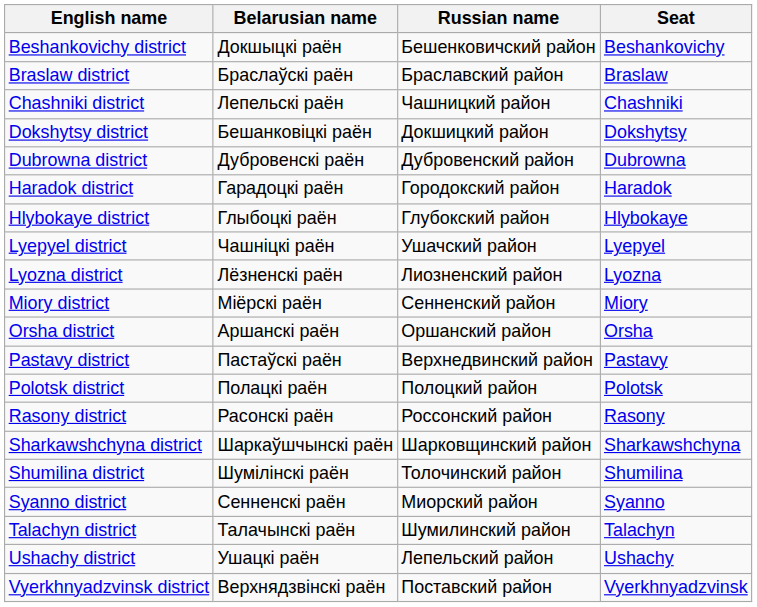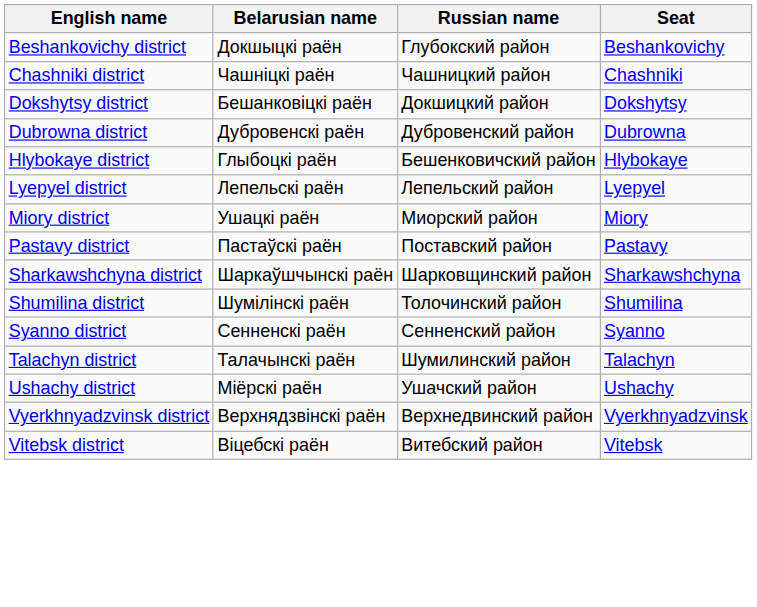(499, 47) Бешенковичский район -> (475, 47) Глубокский район
- row: (69, 75)
(281, 103) Лепельскі раён -> (276, 75) Чашніцкі раён
- row: (71, 189)
(475, 217) Глубокский район -> (499, 160) Бешенковичский район
(276, 246) Чашніцкі раён -> (281, 189) Лепельскі раён
(469, 246) Ушачский район -> (477, 189) Лепельский район
- row: (66, 274)
(270, 302) Міёрскі раён -> (268, 217) Ушацкі раён
(478, 302) Сенненский район -> (470, 217) Миорский район
- row: (61, 331)
(497, 359) Верхнедвинский район -> (477, 246) Поставский район
- row: (66, 388)
- row: (67, 416)
(470, 501) Миорский район -> (478, 331) Сенненский район
(268, 558) Ушацкі раён -> (270, 388) Міёрскі раён
(477, 558) Лепельский район -> (469, 388) Ушачский район
(477, 587) Поставский район -> (497, 416) Верхнедвинский район
+ row: (66, 445)
